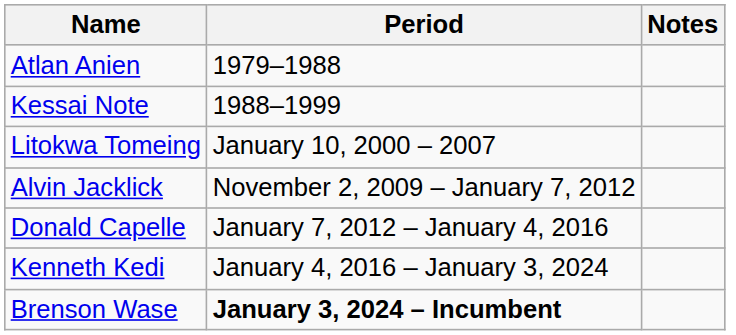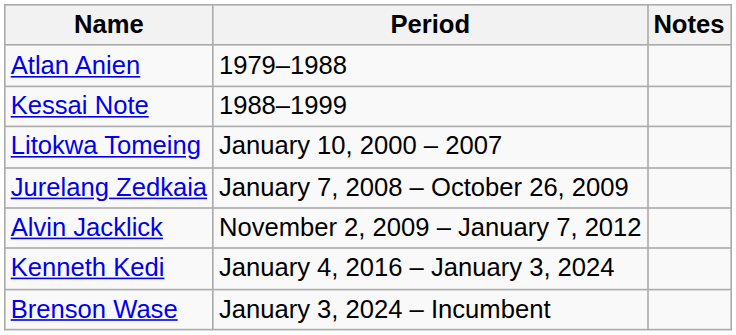+ row: (109, 187)
- row: (98, 227)
(387, 308) bold -> (385, 308) normal
